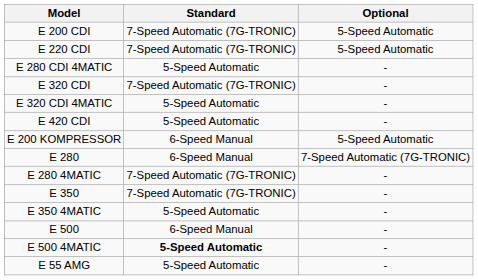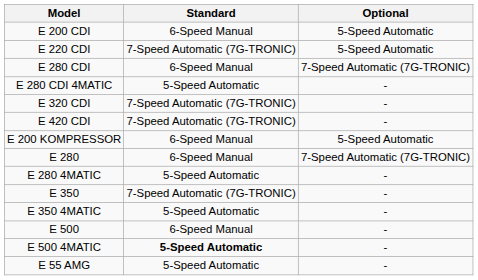(211, 31) 7-Speed Automatic (7G-TRONIC) -> (211, 31) 6-Speed Manual
+ row: (64, 67)
- row: (64, 103)
(211, 121) 5-Speed Automatic -> (211, 121) 7-Speed Automatic (7G-TRONIC)
(211, 175) 7-Speed Automatic (7G-TRONIC) -> (211, 175) 5-Speed Automatic
